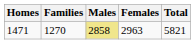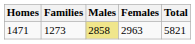(55, 30) 1270 -> (55, 30) 1273
